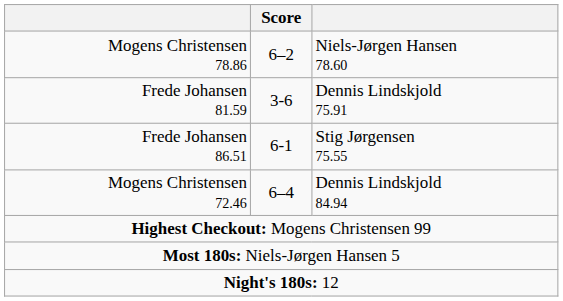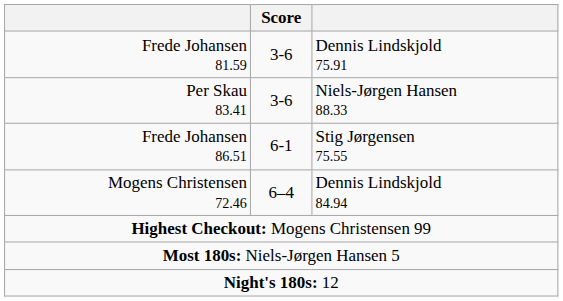- row: (177, 54)
+ row: (217, 100)
